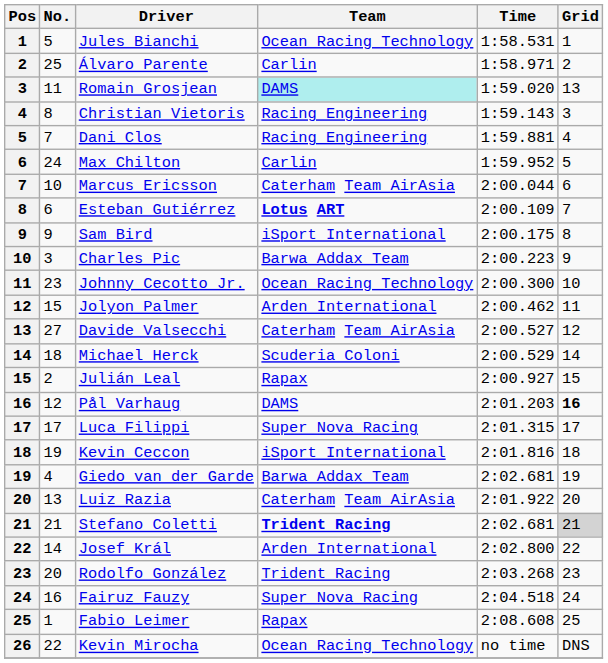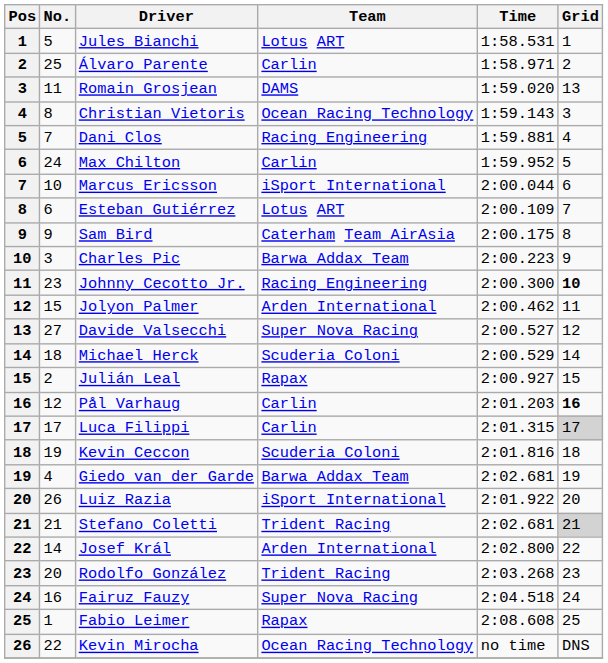(367, 41) Ocean Racing Technology -> (303, 41) Lotus ART
(280, 89) paleturquoise background -> (280, 89) no background
(344, 114) Racing Engineering -> (367, 114) Ocean Racing Technology
(358, 186) Caterham Team AirAsia -> (354, 186) iSport International
(303, 210) bold -> (303, 210) normal
(354, 235) iSport International -> (358, 235) Caterham Team AirAsia
(367, 283) Ocean Racing Technology -> (344, 283) Racing Engineering
(571, 283) normal -> (571, 283) bold
(358, 331) Caterham Team AirAsia -> (340, 331) Super Nova Racing
(280, 404) DAMS -> (289, 404) Carlin
(340, 428) Super Nova Racing -> (289, 428) Carlin
(571, 428) no background -> (571, 428) lightgrey background
(354, 452) iSport International -> (331, 452) Scuderia Coloni
(53, 501) 13 -> (53, 501) 26
(358, 501) Caterham Team AirAsia -> (354, 501) iSport International
(326, 525) bold -> (326, 525) normal
